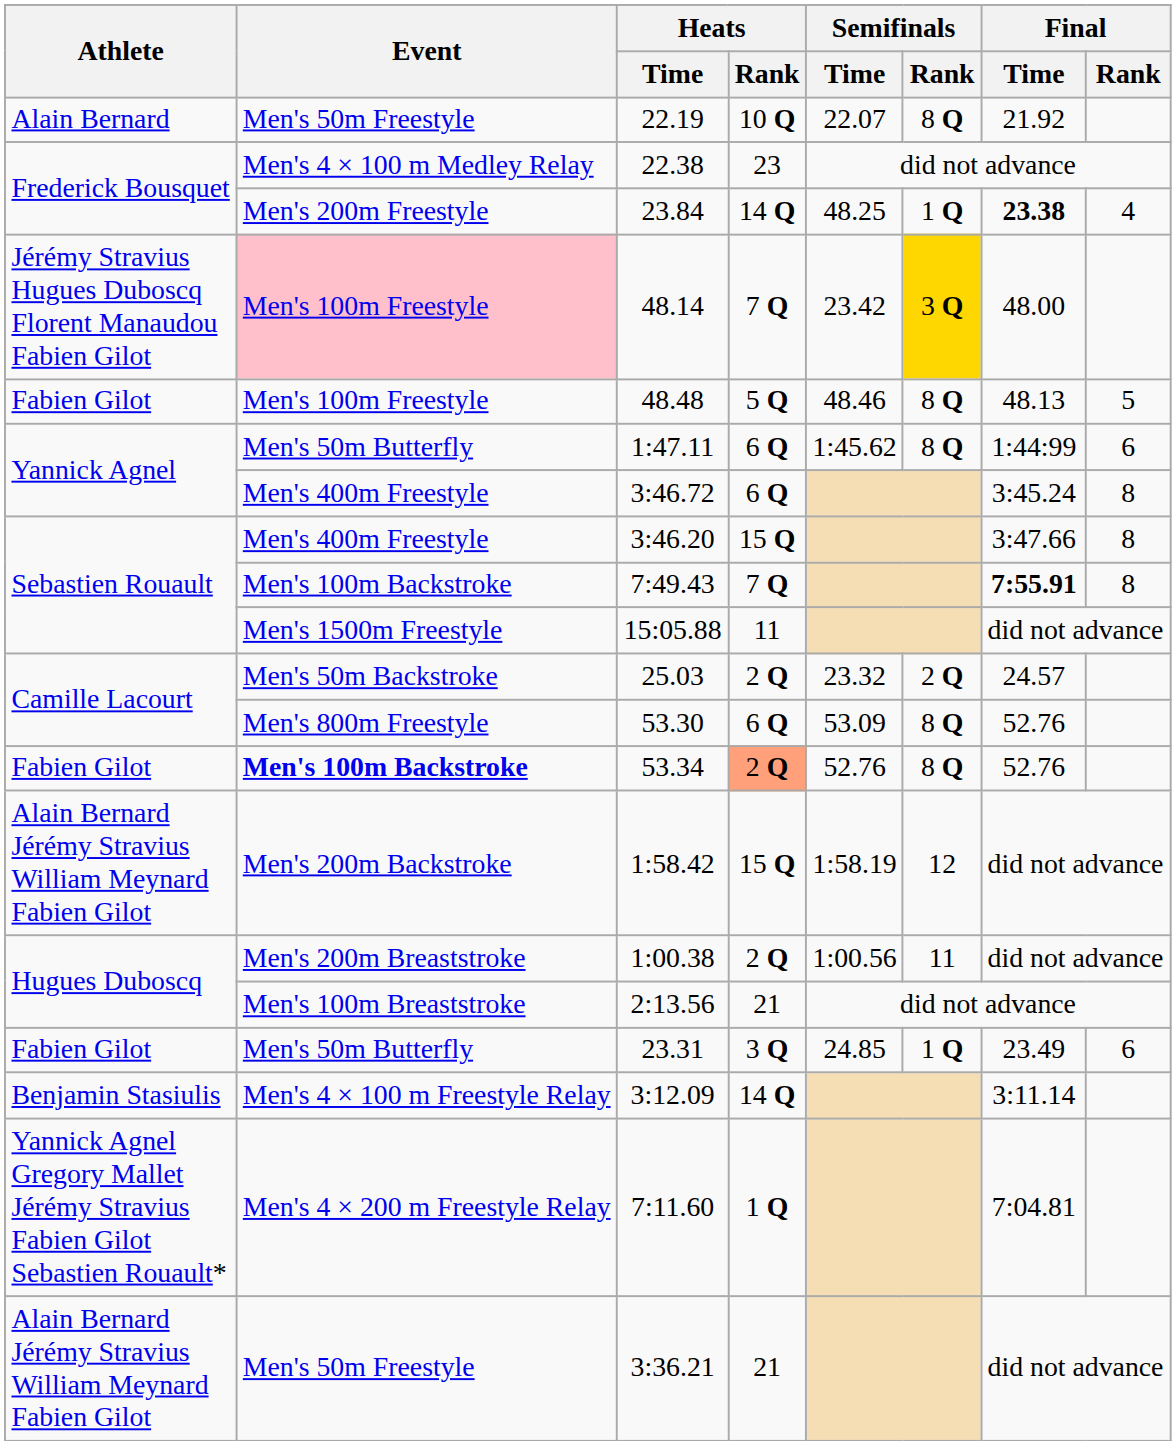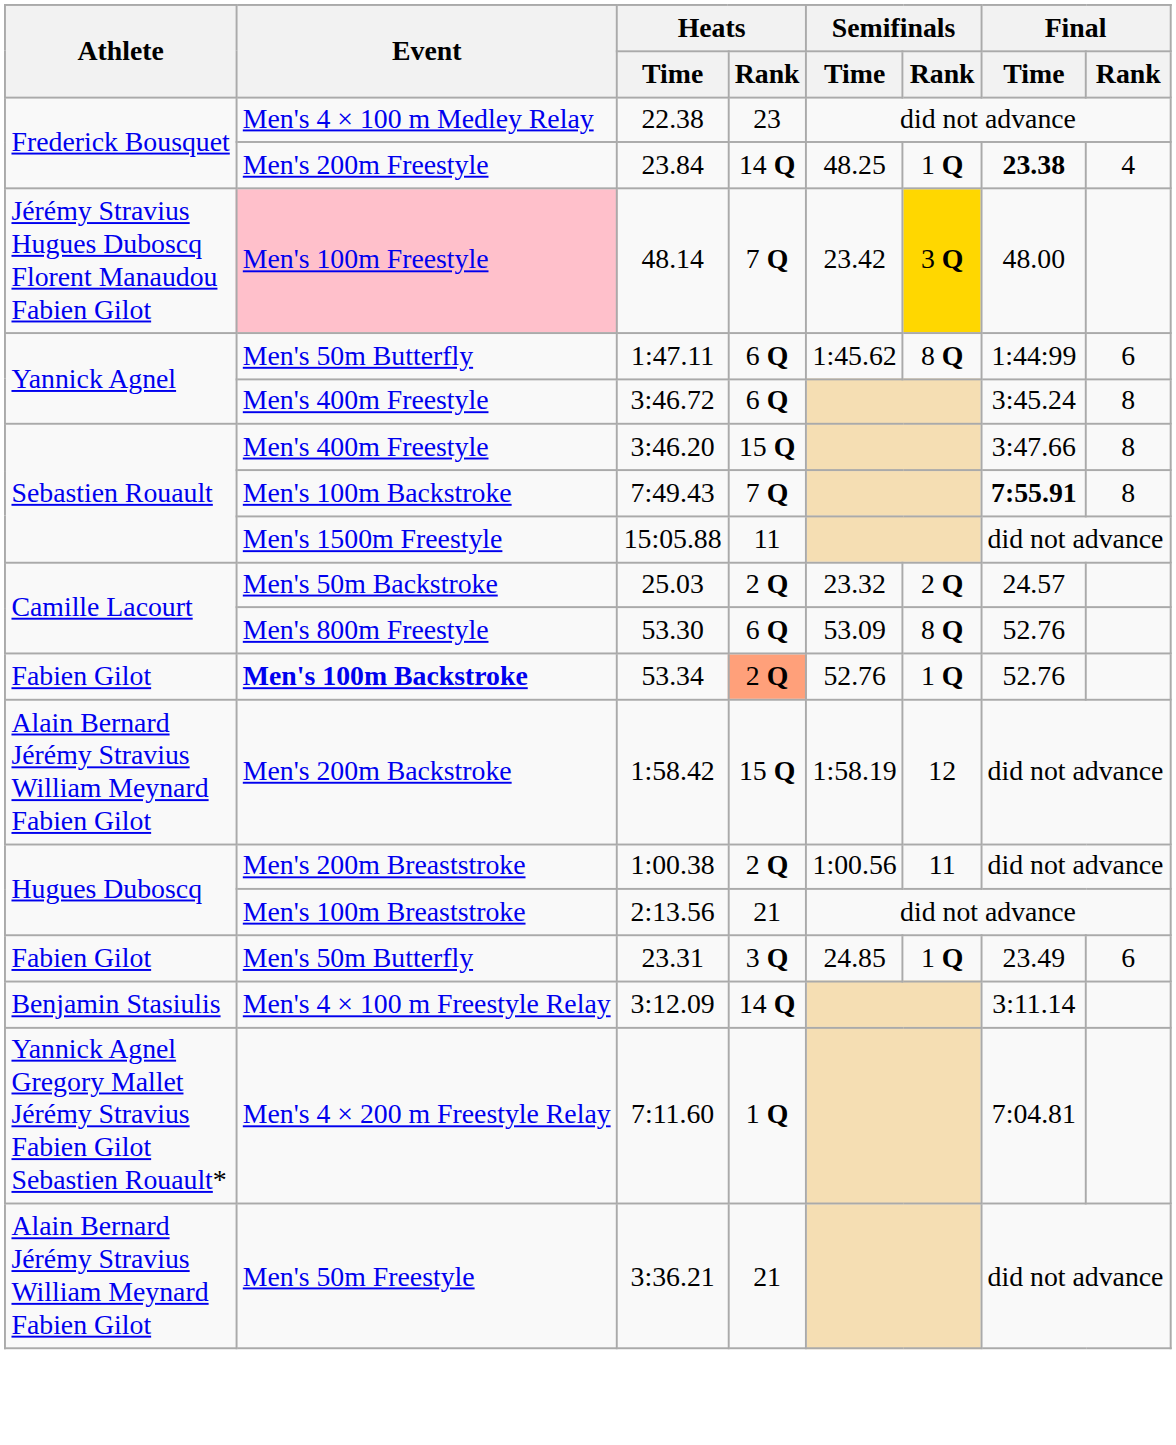- row: (673, 119)
- row: (673, 401)
(942, 767) 8 Q -> (942, 676) 1 Q
